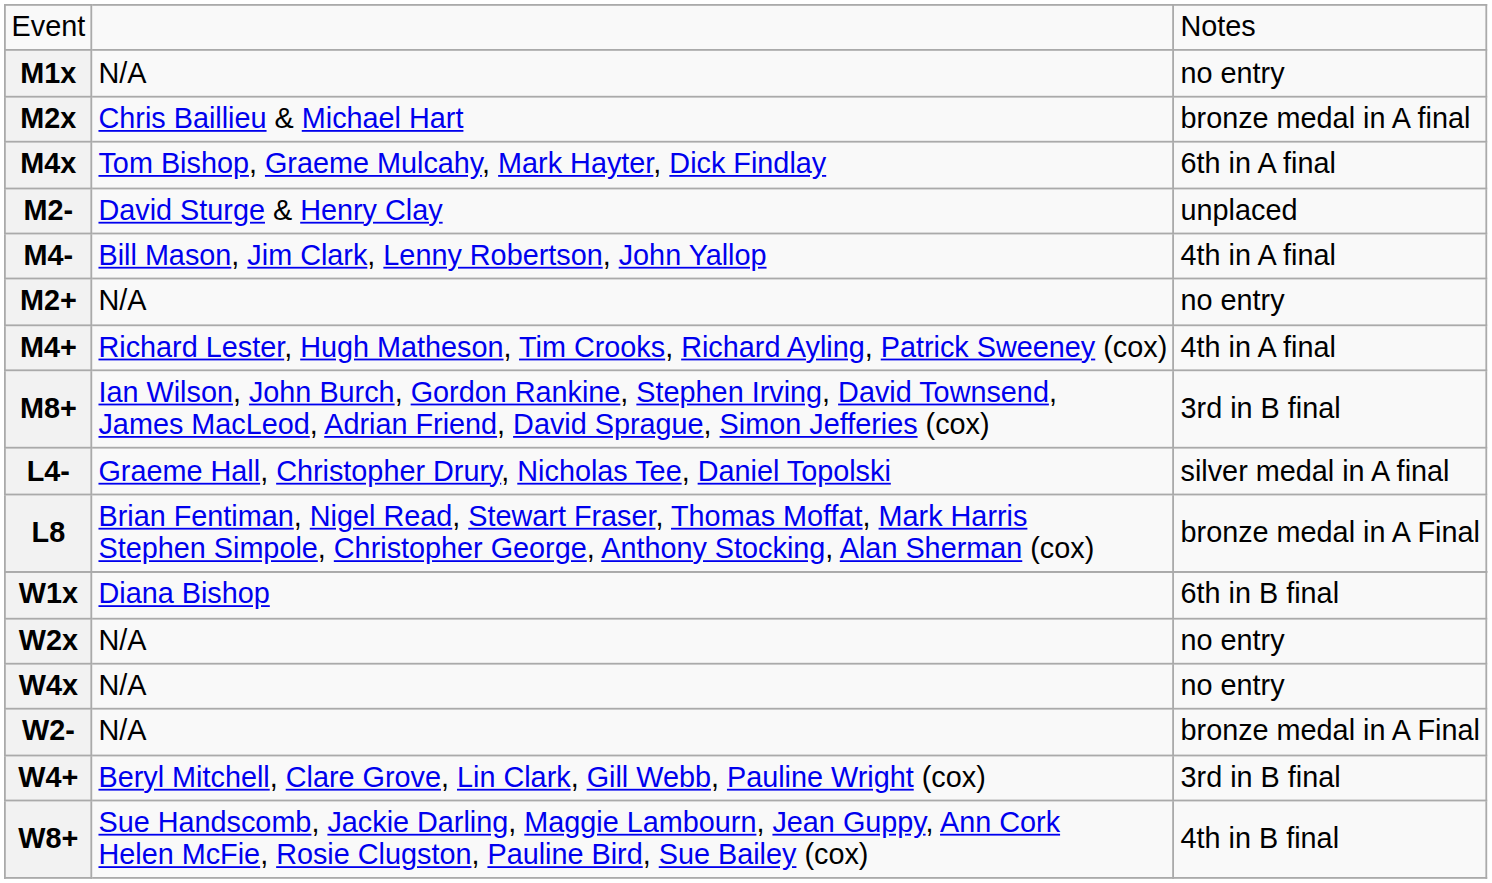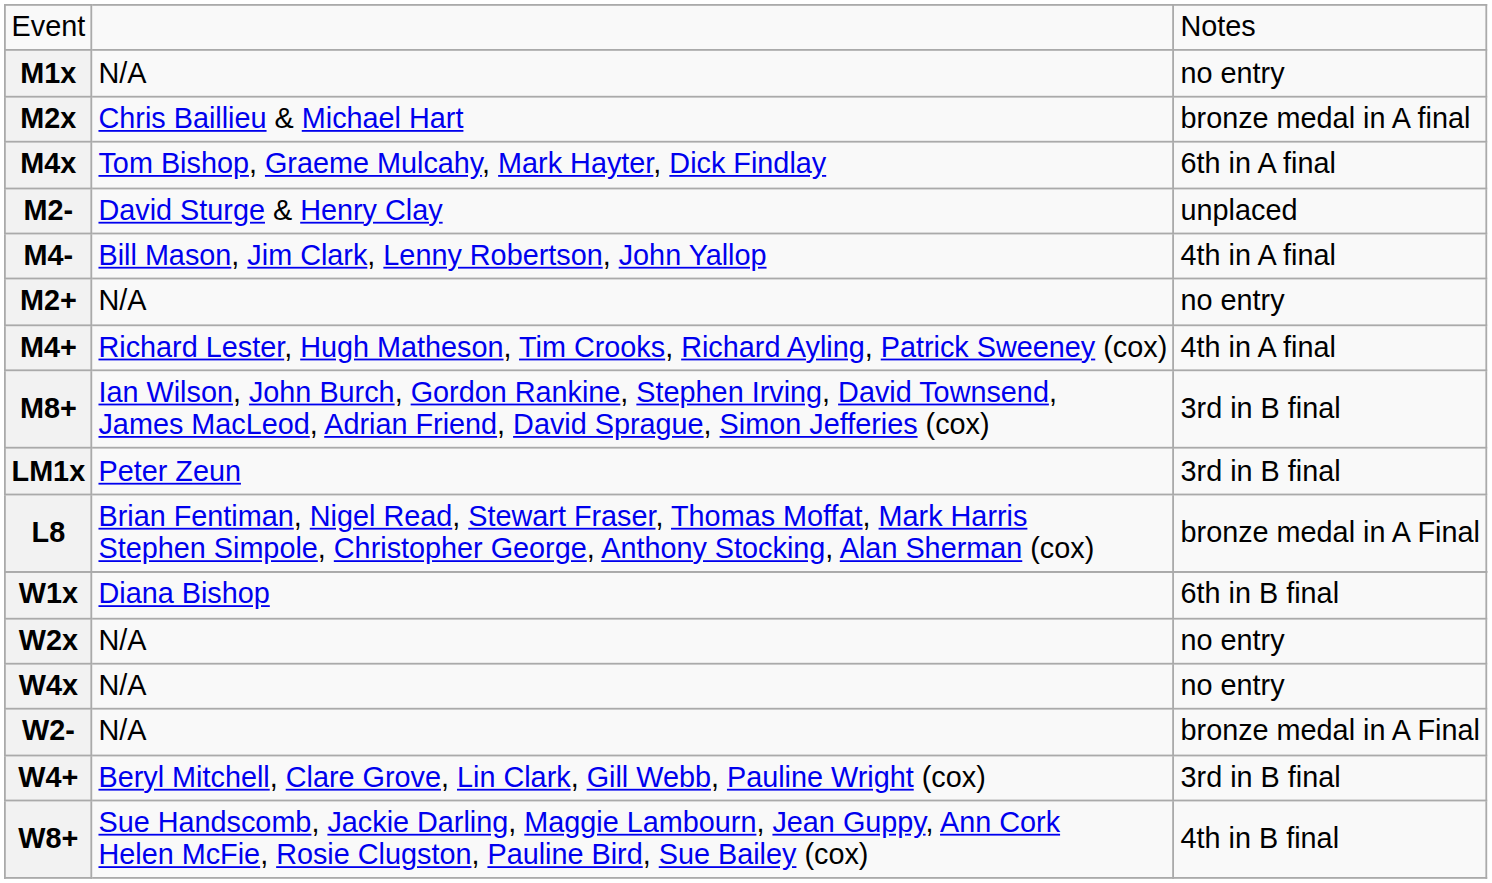+ row: (48, 470)
- row: (48, 470)
